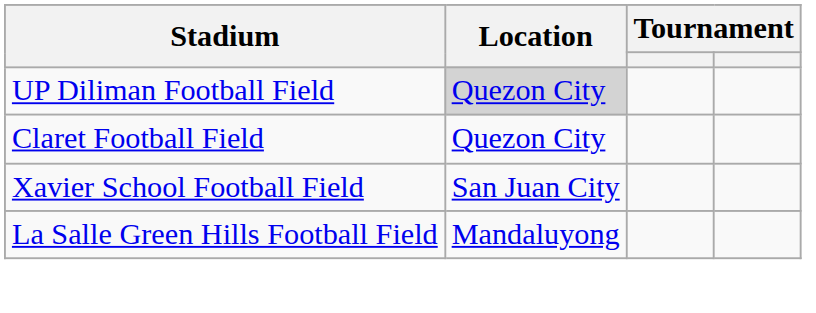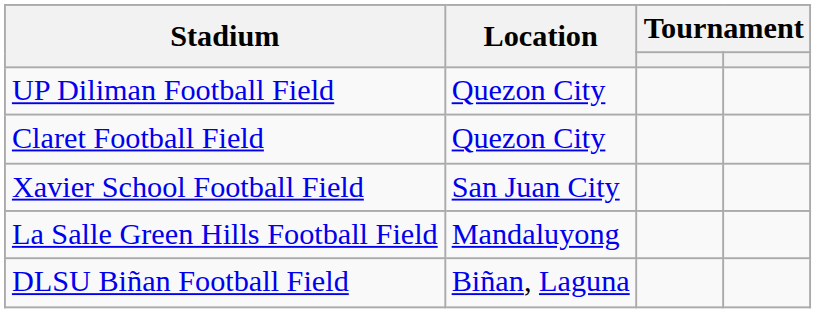(529, 90) lightgrey background -> (529, 90) no background
+ row: (180, 282)
